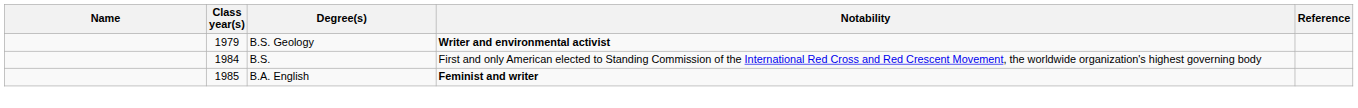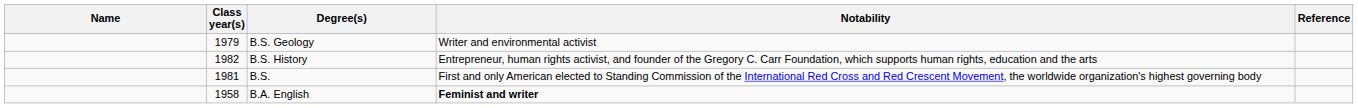(524, 42) bold -> (517, 42) normal
+ row: (279, 59)
(227, 59) 1984 -> (227, 77) 1981
(227, 77) 1985 -> (227, 94) 1958
